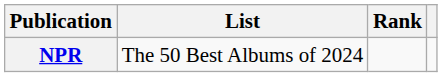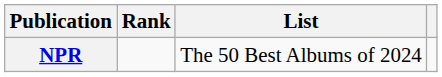columns swapped: (242, 21) <-> (397, 21)
